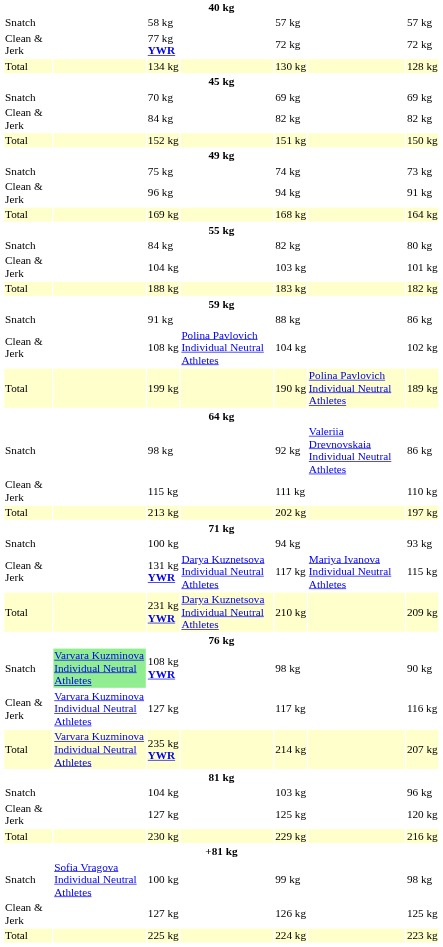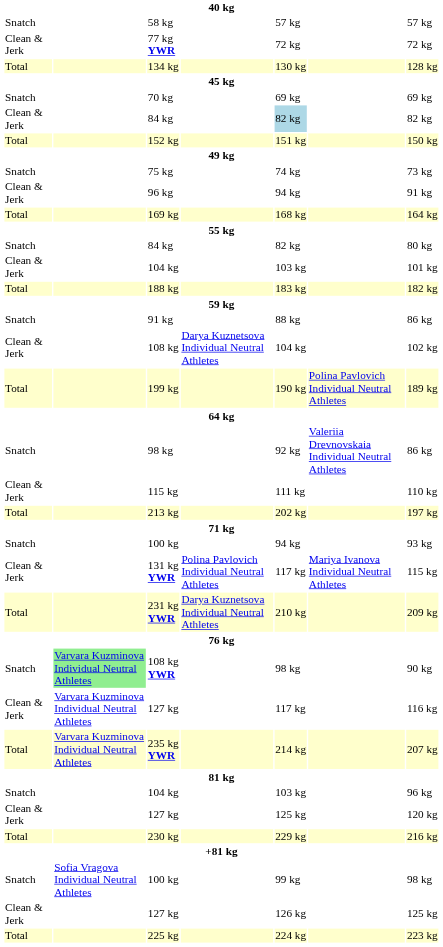(288, 118) no background -> (288, 118) lightblue background
(223, 347) Polina Pavlovich Individual Neutral Athletes -> (223, 347) Darya Kuznetsova Individual Neutral Athletes
(223, 571) Darya Kuznetsova Individual Neutral Athletes -> (223, 571) Polina Pavlovich Individual Neutral Athletes
